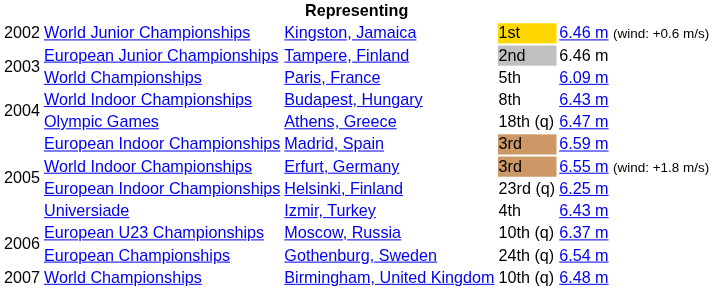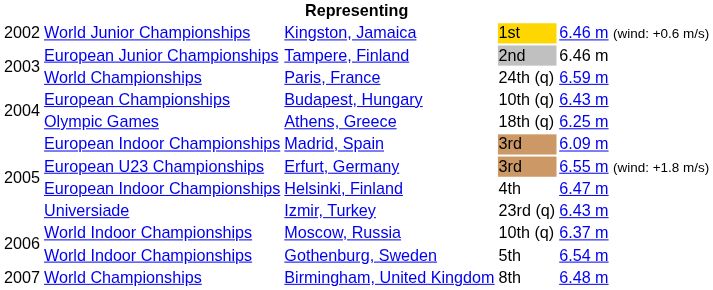(510, 77) 5th -> (526, 77) 24th (q)
(584, 77) 6.09 m -> (584, 77) 6.59 m
(148, 99) World Indoor Championships -> (137, 99) European Championships
(510, 99) 8th -> (526, 99) 10th (q)
(584, 122) 6.47 m -> (584, 122) 6.25 m
(584, 144) 6.59 m -> (584, 144) 6.09 m
(148, 166) World Indoor Championships -> (154, 166) European U23 Championships
(527, 188) 23rd (q) -> (510, 188) 4th
(584, 188) 6.25 m -> (584, 188) 6.47 m
(510, 211) 4th -> (527, 211) 23rd (q)
(154, 233) European U23 Championships -> (148, 233) World Indoor Championships
(137, 255) European Championships -> (148, 255) World Indoor Championships
(526, 255) 24th (q) -> (510, 255) 5th
(526, 277) 10th (q) -> (510, 277) 8th
